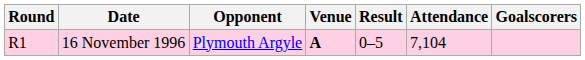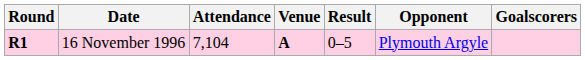columns swapped: (247, 17) <-> (449, 17)
(18, 42) normal -> (18, 42) bold
